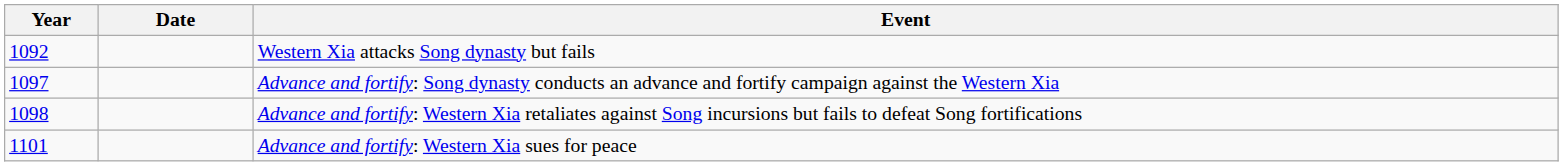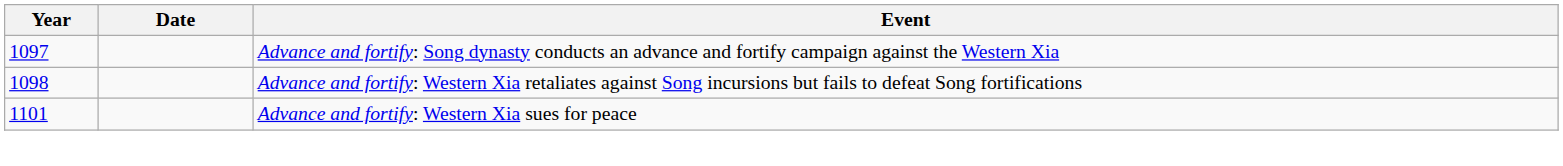- row: (426, 51)
